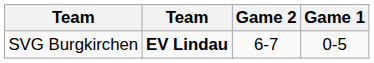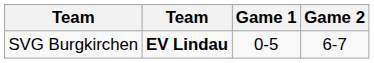columns swapped: (335, 17) <-> (266, 17)
